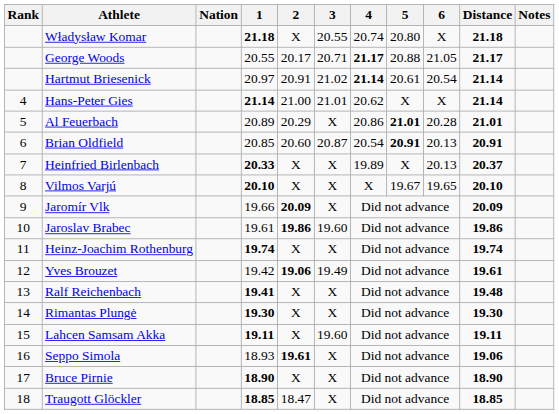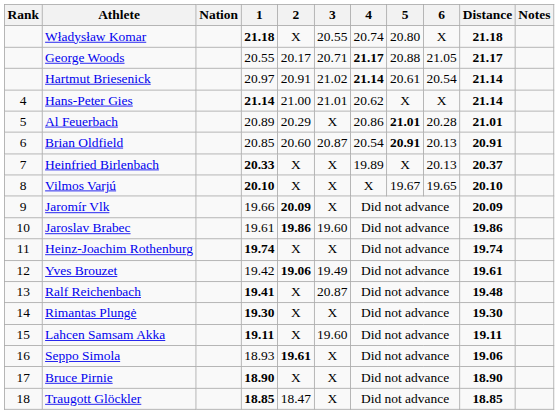(332, 292) X -> (332, 292) 20.87
